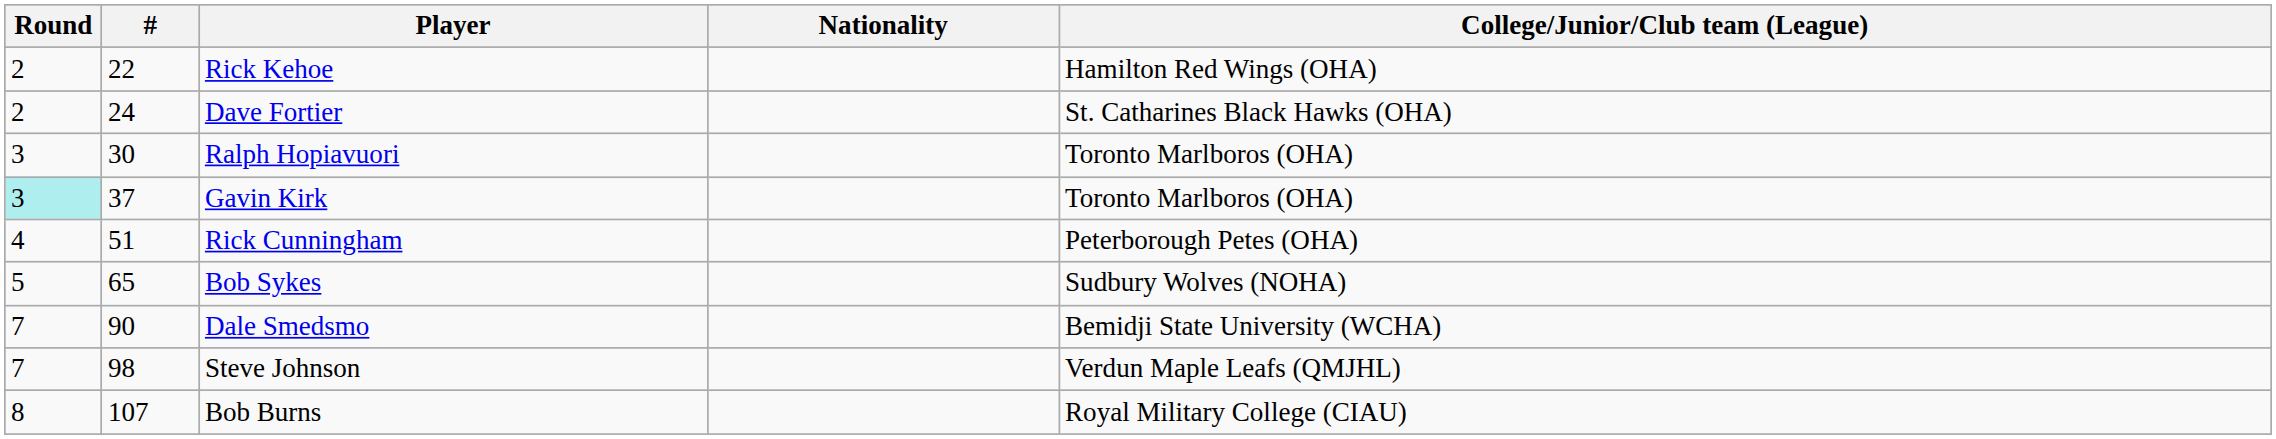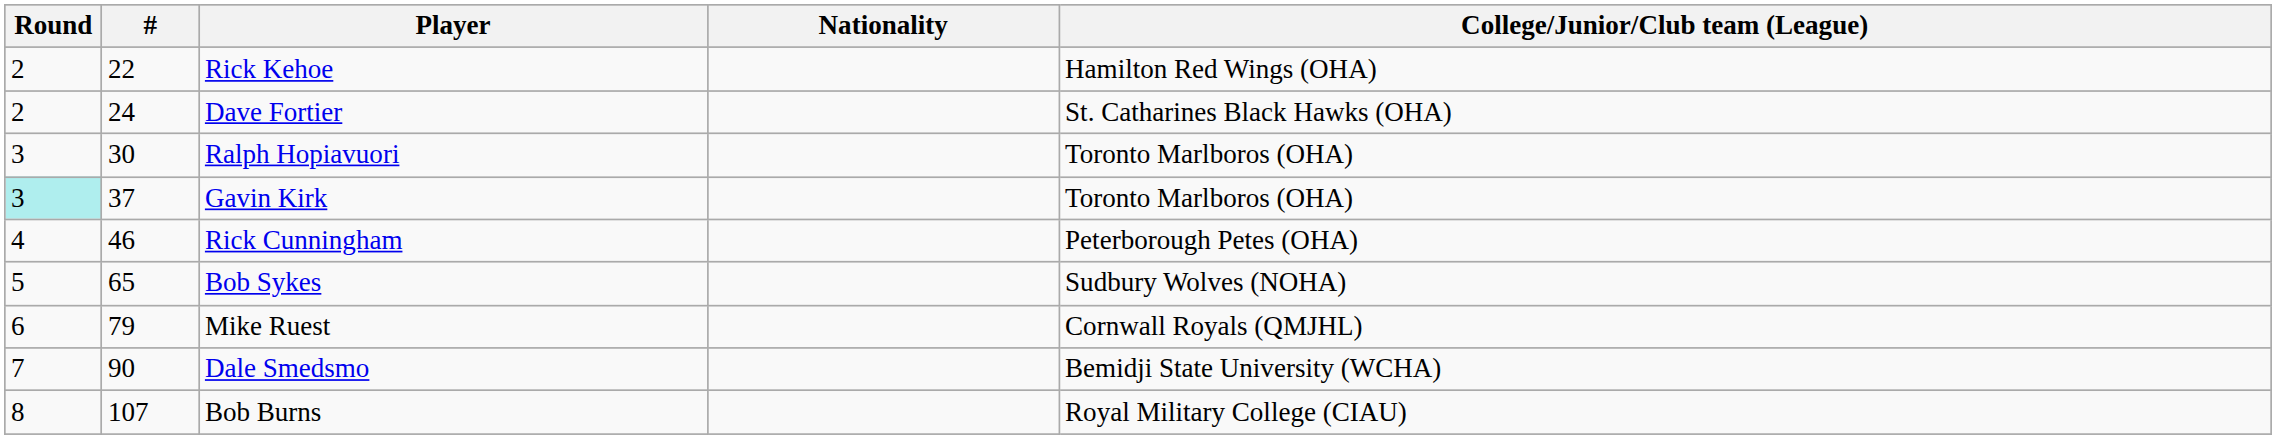(122, 240) 51 -> (122, 240) 46
+ row: (268, 326)
- row: (283, 369)
